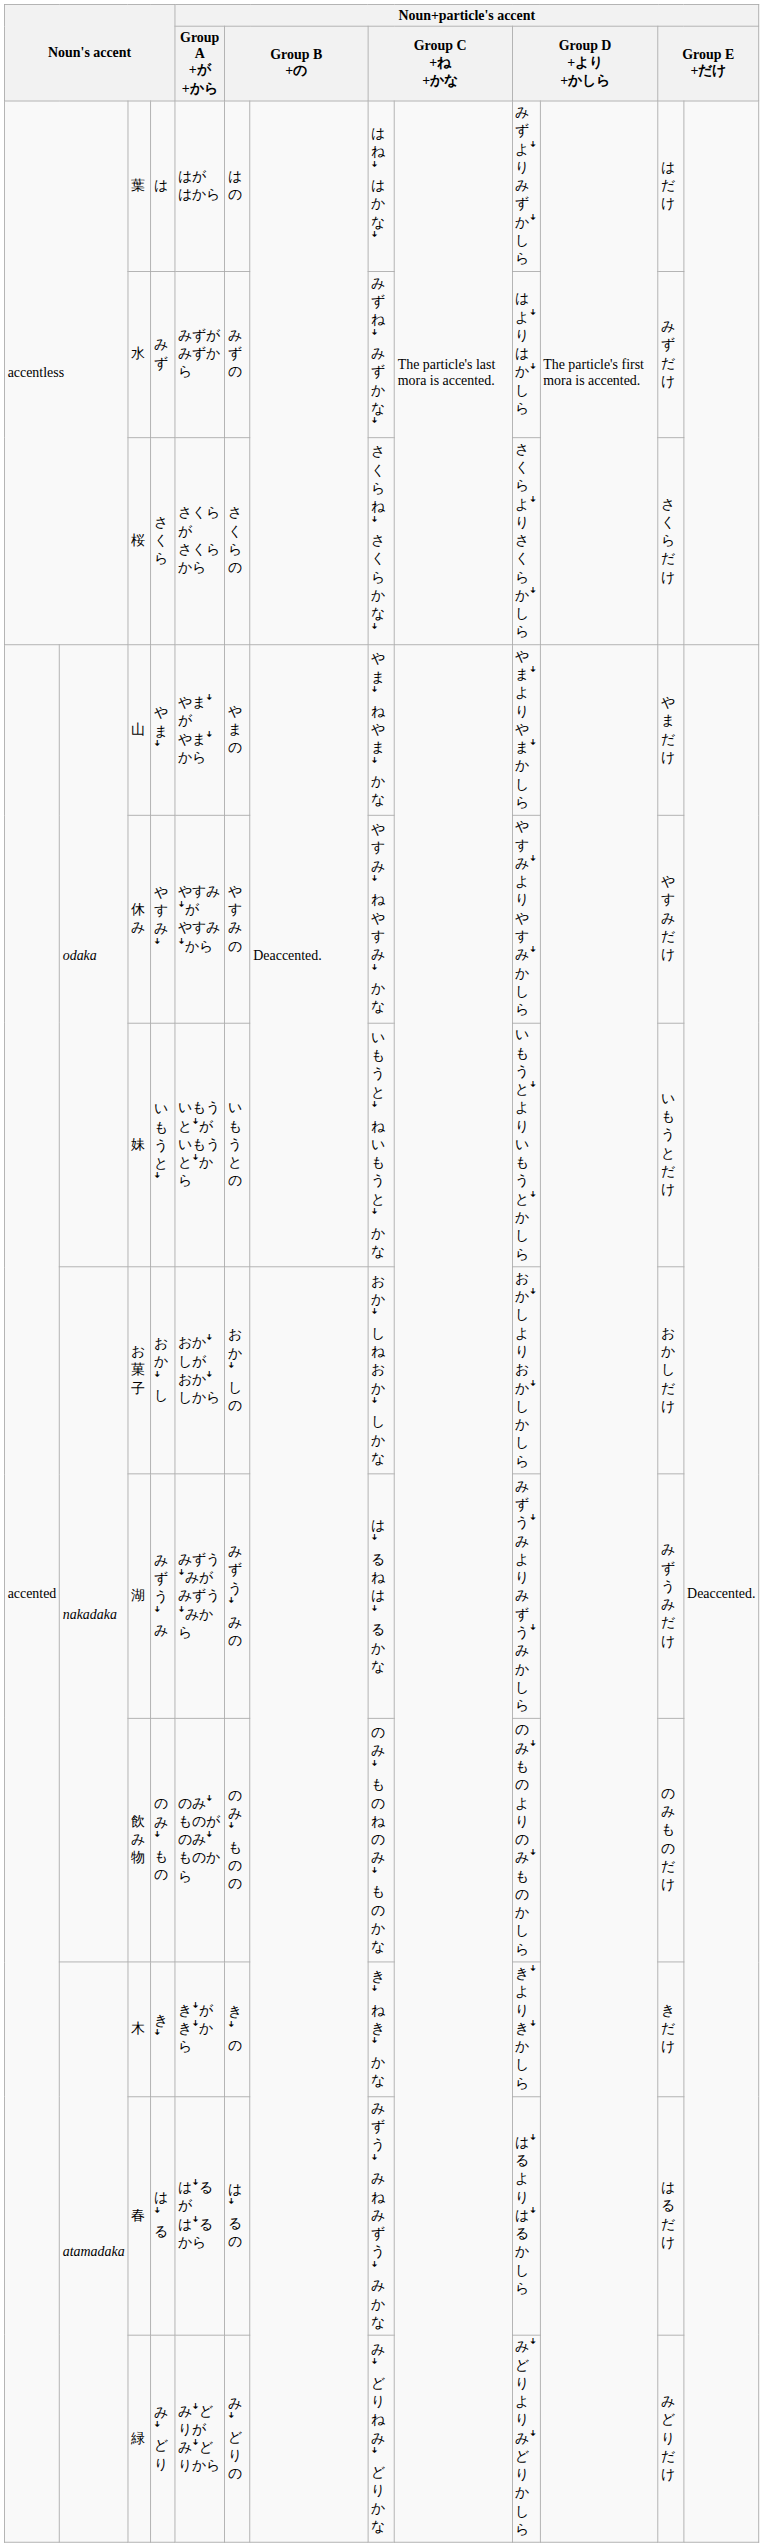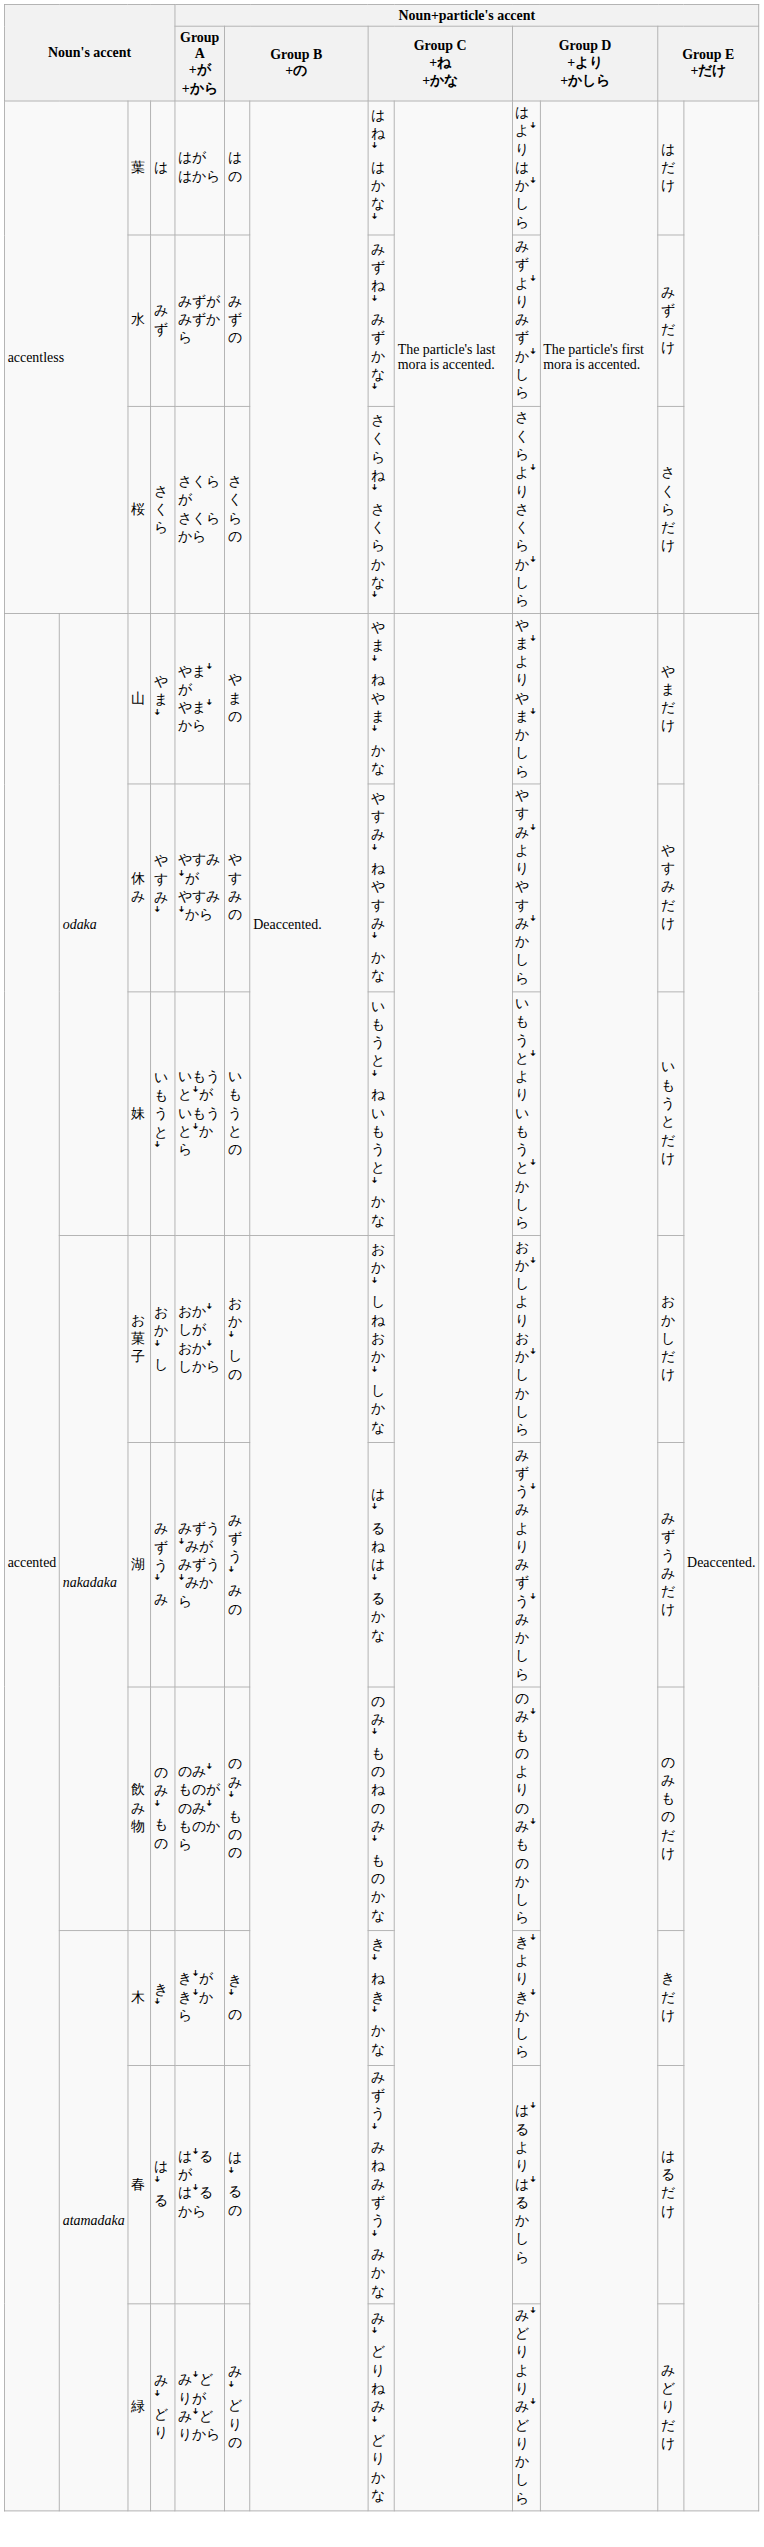(526, 185) みずよꜜり みずかꜜしら -> (526, 167) はよꜜり はかꜜしら
(526, 354) はよꜜり はかꜜしら -> (526, 320) みずよꜜり みずかꜜしら
